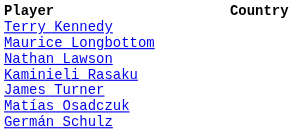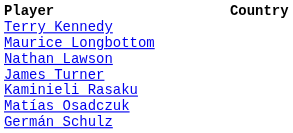rows swapped: (54, 91) <-> (71, 75)
